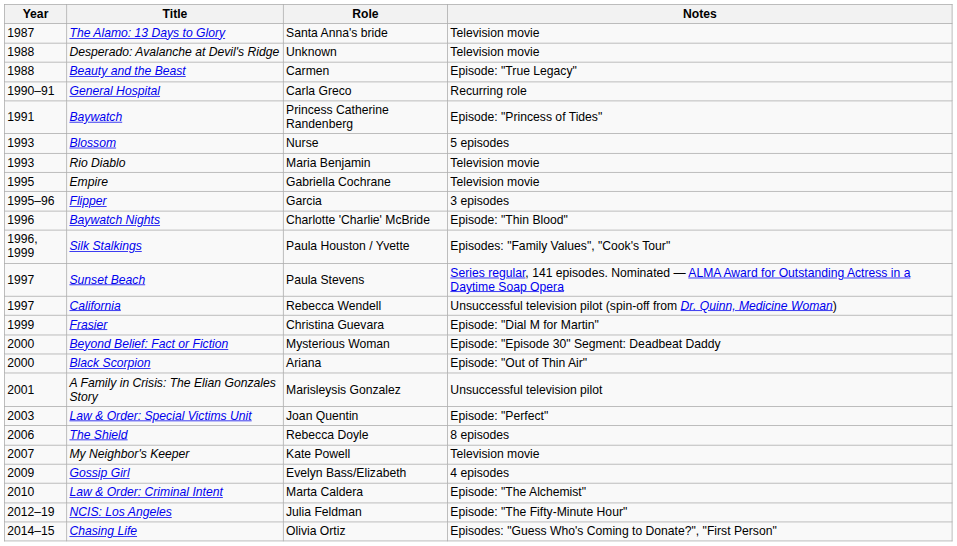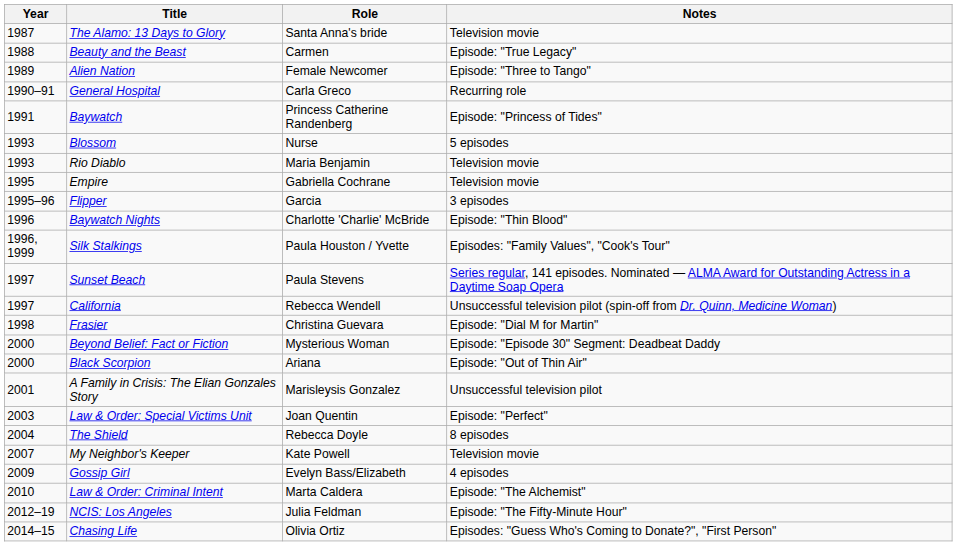- row: (174, 52)
+ row: (102, 71)
(21, 325) 1999 -> (21, 325) 1998
(21, 435) 2006 -> (21, 435) 2004
